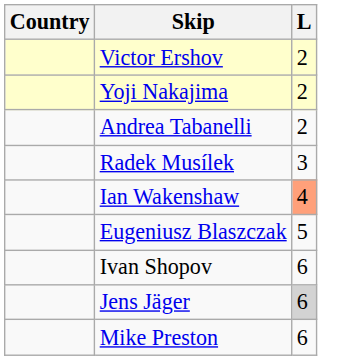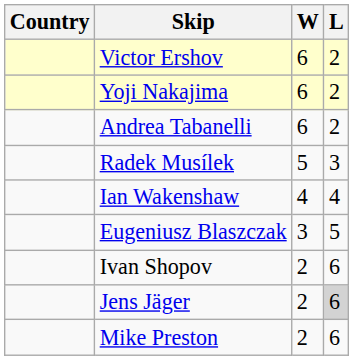+ column: (308, 22)
(302, 197) lightsalmon background -> (335, 197) no background
